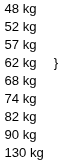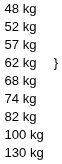- row: (21, 135)
+ row: (24, 135)
